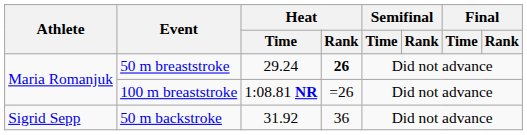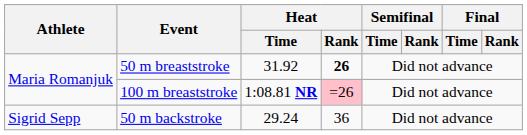(281, 67) 29.24 -> (281, 67) 31.92
(341, 92) no background -> (341, 92) pink background
(281, 117) 31.92 -> (281, 117) 29.24
